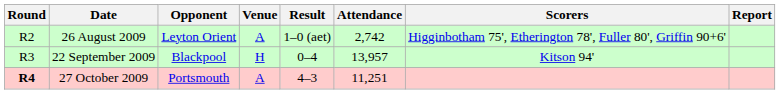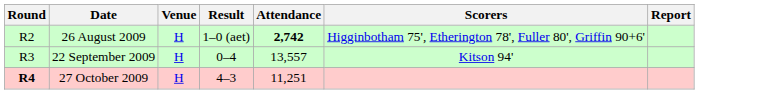- column: (199, 15)
(260, 36) A -> (179, 36) H
(370, 36) normal -> (289, 36) bold
(370, 57) 13,957 -> (289, 57) 13,557
(260, 78) A -> (179, 78) H
